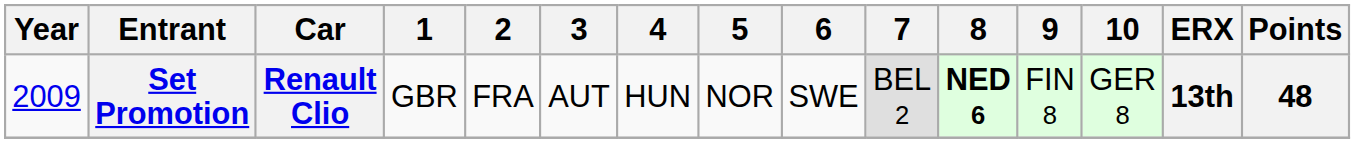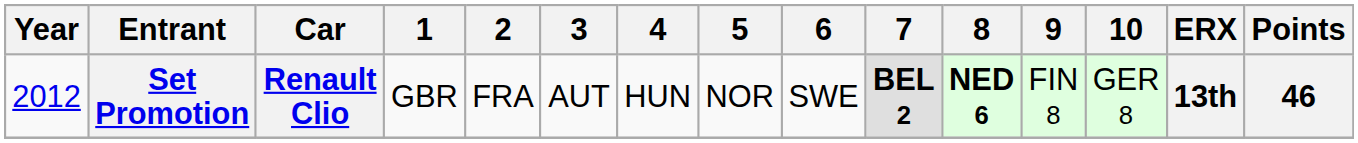(47, 96) 2009 -> (47, 96) 2012
(902, 96) normal -> (904, 96) bold
(1295, 96) 48 -> (1299, 96) 46
